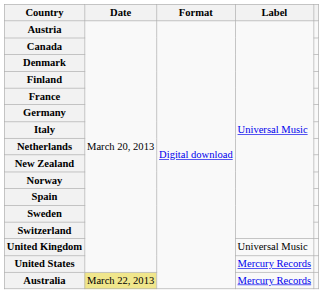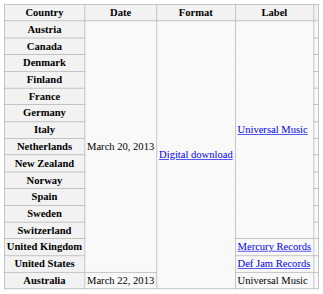(273, 247) Universal Music -> (274, 247) Mercury Records
(274, 264) Mercury Records -> (274, 264) Def Jam Records
(121, 280) khaki background -> (121, 280) no background
(274, 280) Mercury Records -> (273, 280) Universal Music
